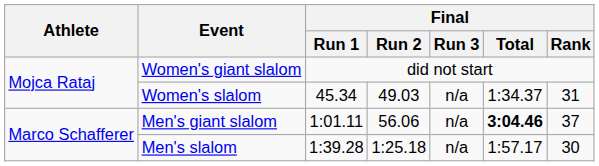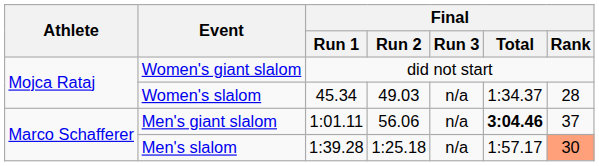(571, 96) 31 -> (571, 96) 28
(571, 148) no background -> (571, 148) lightsalmon background
